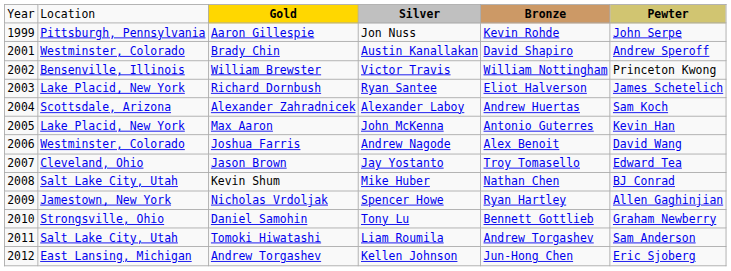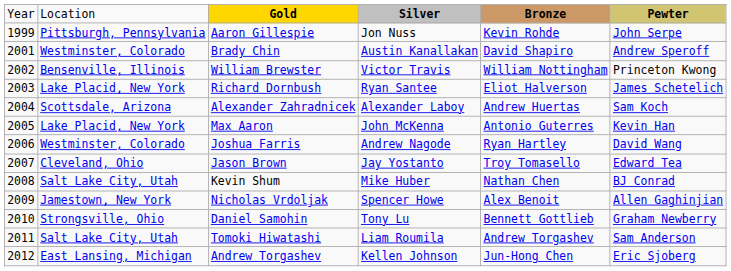(521, 144) Alex Benoit -> (525, 144) Ryan Hartley
(525, 200) Ryan Hartley -> (521, 200) Alex Benoit
